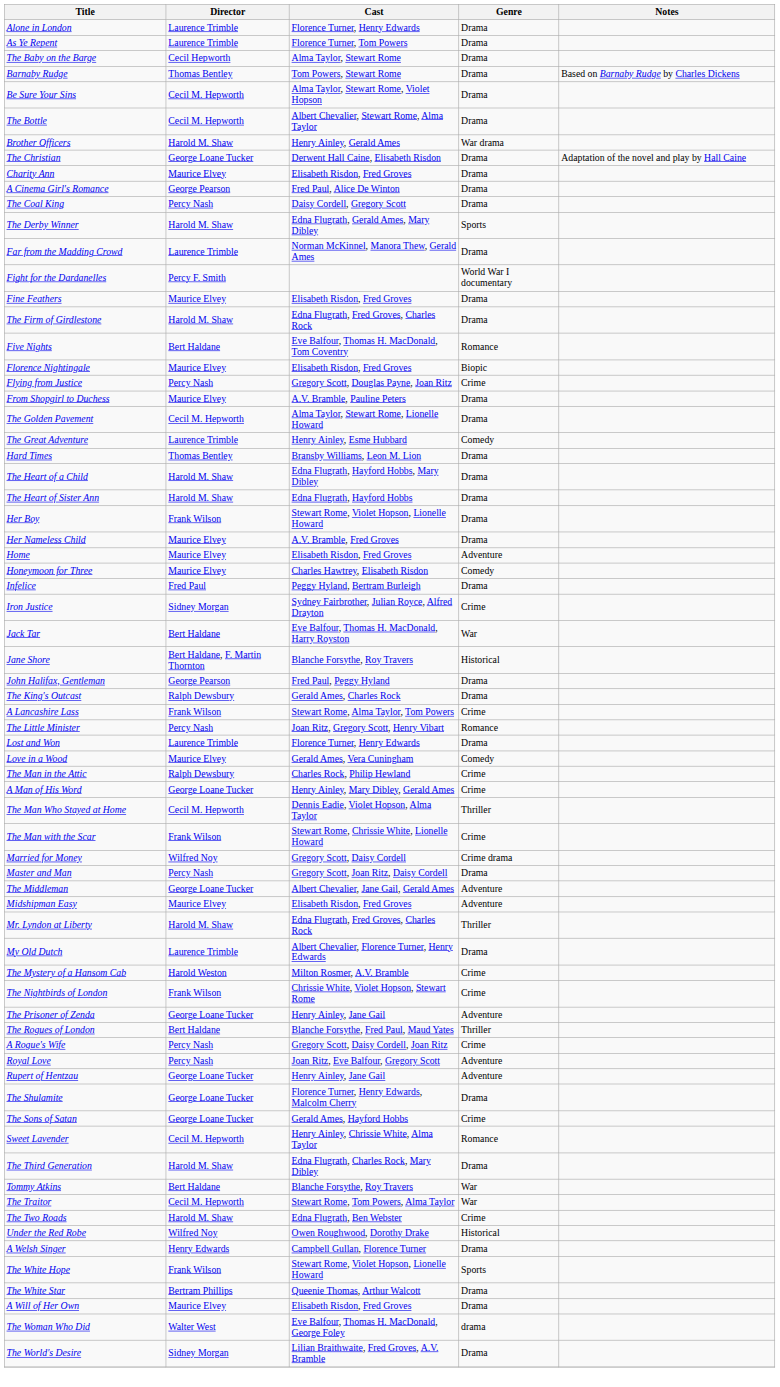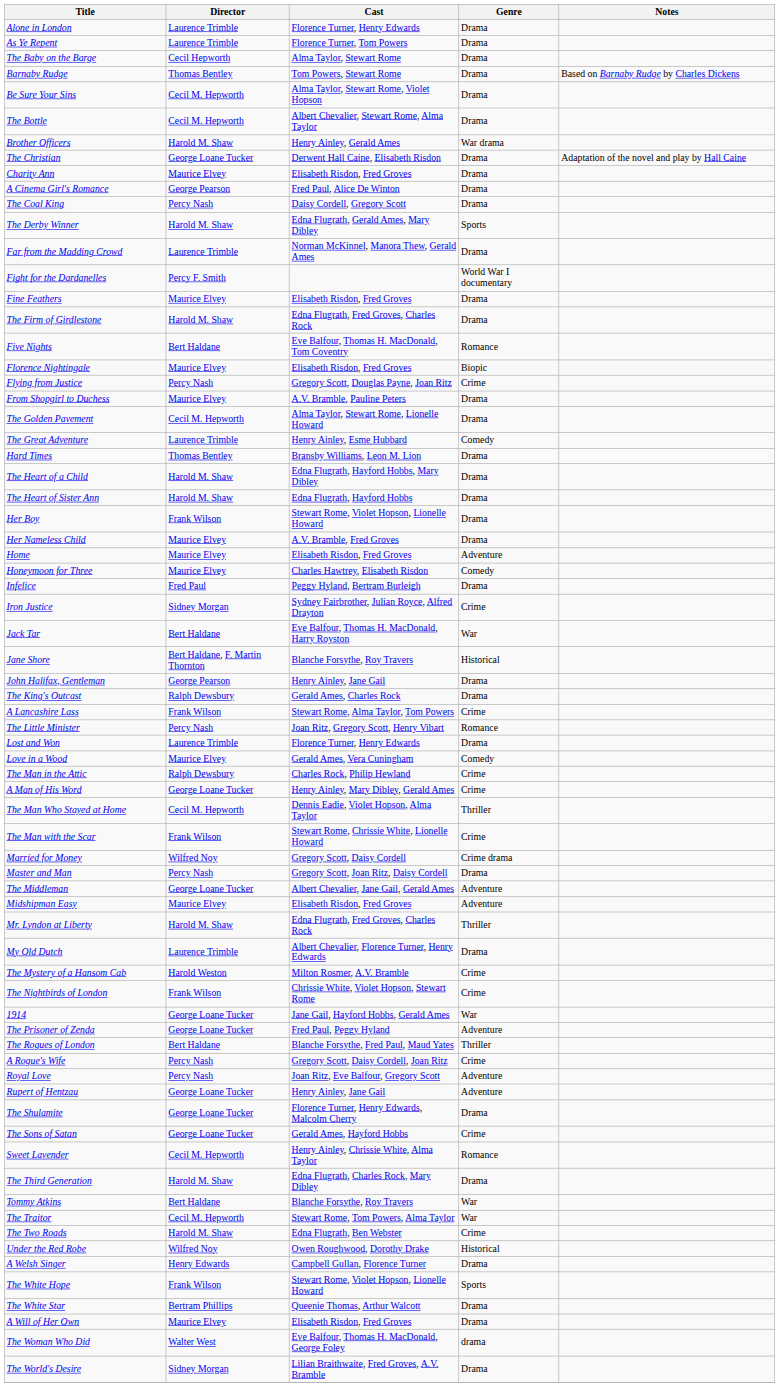(341, 681) Fred Paul, Peggy Hyland -> (338, 681) Henry Ainley, Jane Gail
+ row: (16, 1014)
(338, 1014) Henry Ainley, Jane Gail -> (341, 1030) Fred Paul, Peggy Hyland
